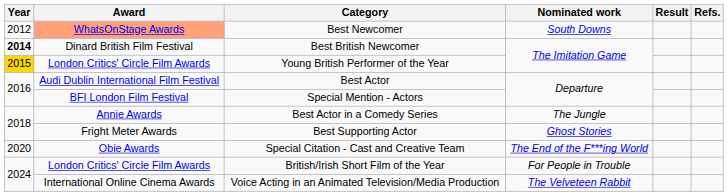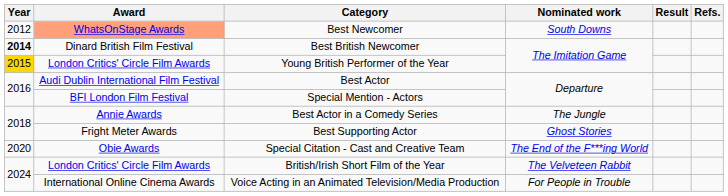(579, 166) For People in Trouble -> (579, 166) The Velveteen Rabbit
(579, 183) The Velveteen Rabbit -> (579, 183) For People in Trouble
